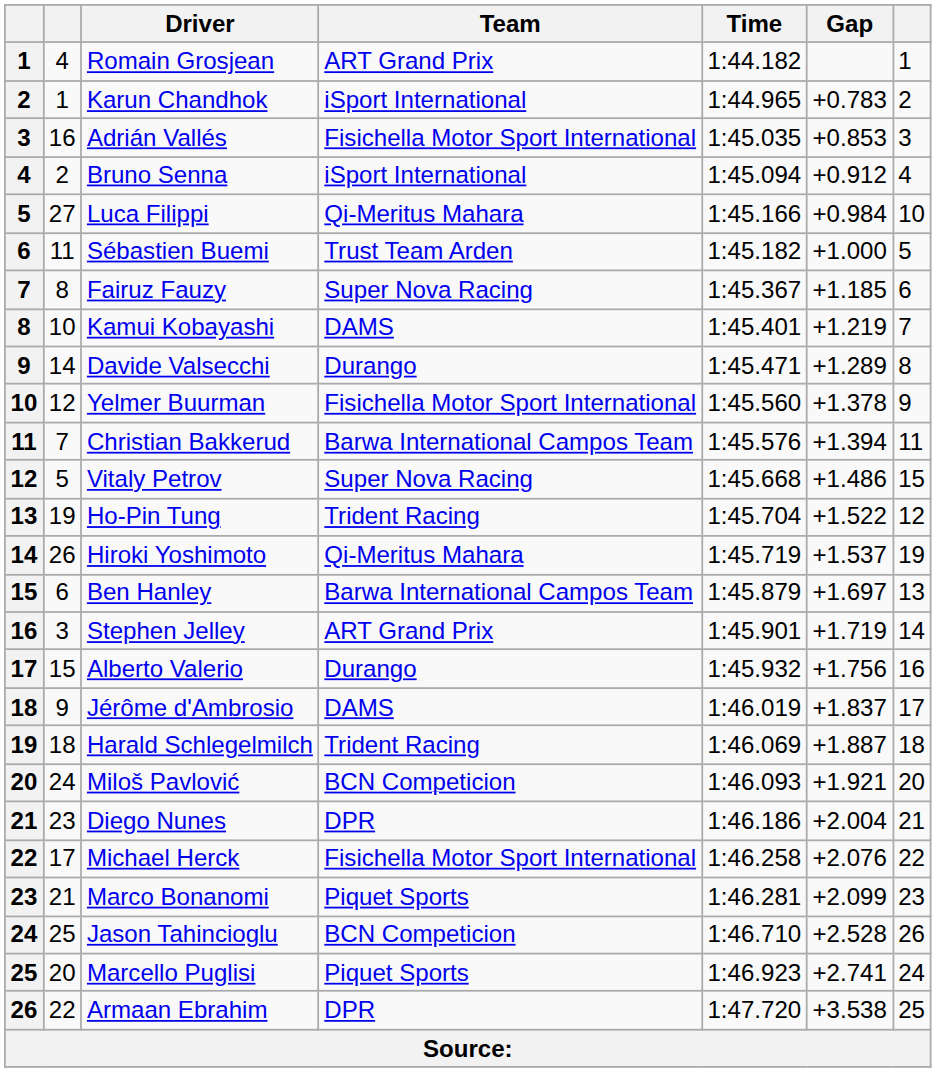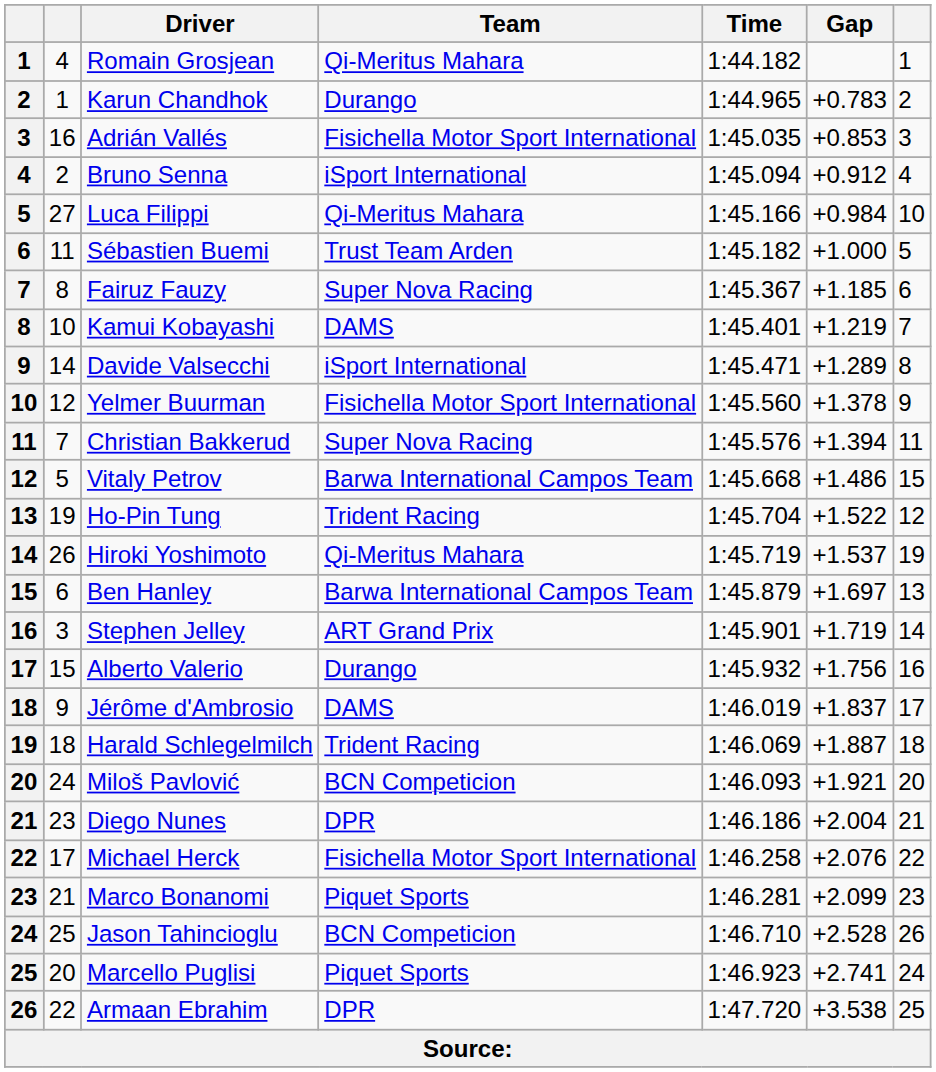(409, 61) ART Grand Prix -> (424, 61) Qi-Meritus Mahara
(425, 99) iSport International -> (370, 99) Durango
(370, 365) Durango -> (425, 365) iSport International
(509, 441) Barwa International Campos Team -> (429, 441) Super Nova Racing
(429, 479) Super Nova Racing -> (509, 479) Barwa International Campos Team
